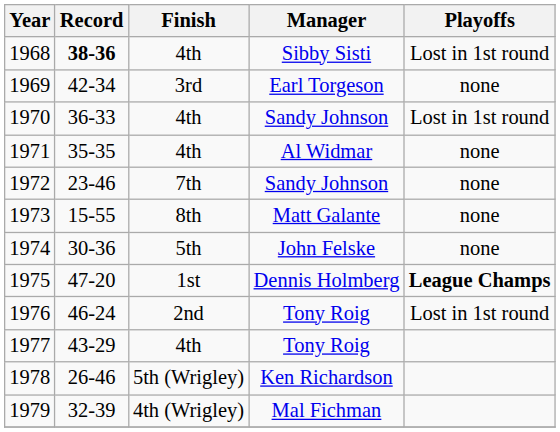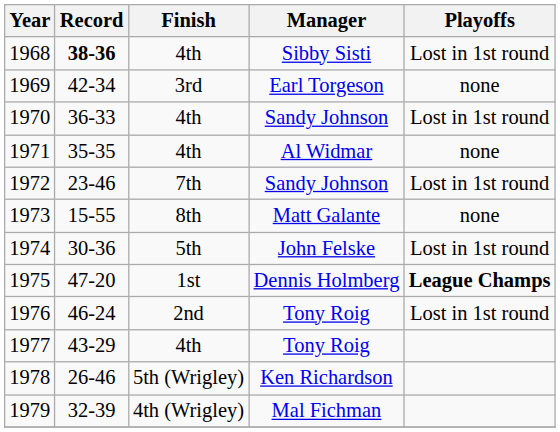(480, 183) none -> (480, 183) Lost in 1st round
(480, 248) none -> (480, 248) Lost in 1st round
